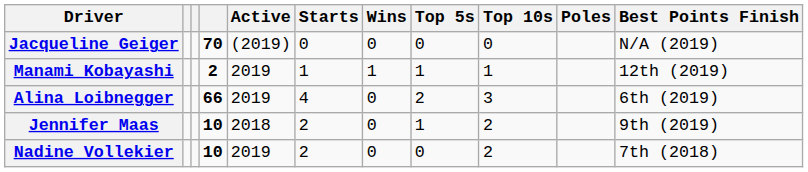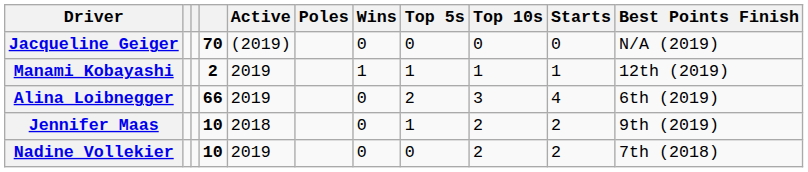columns swapped: (329, 18) <-> (586, 18)
